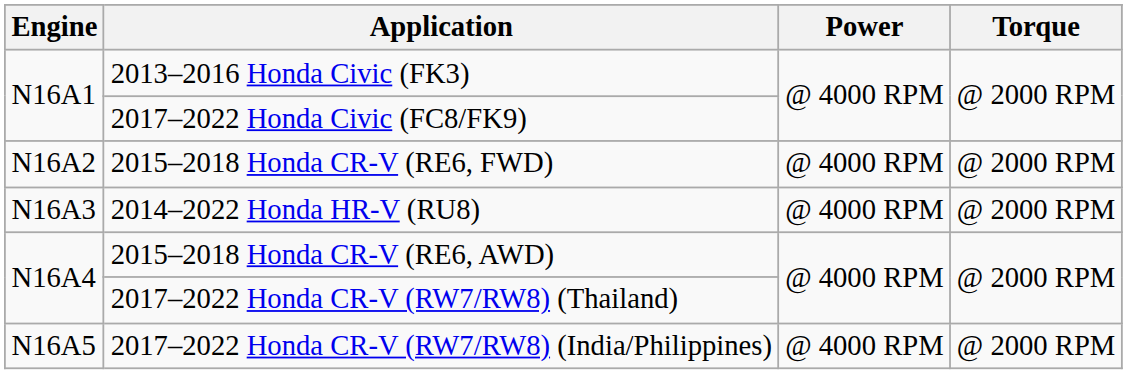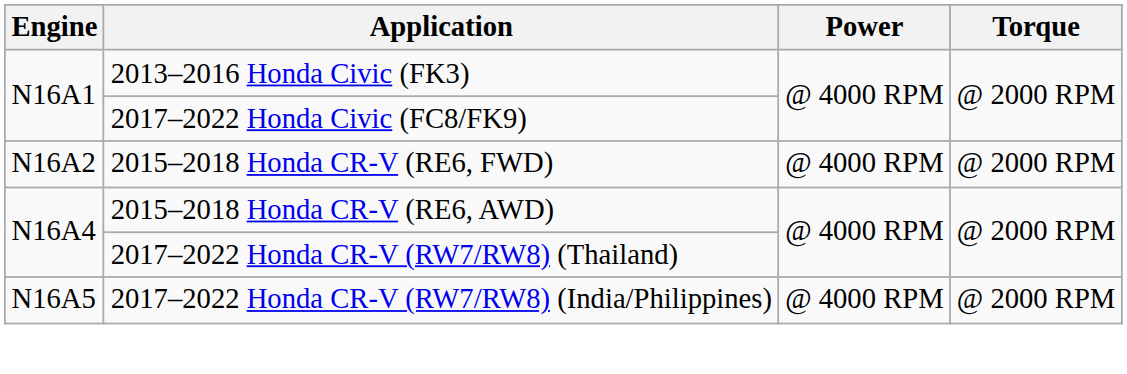- row: (295, 208)
